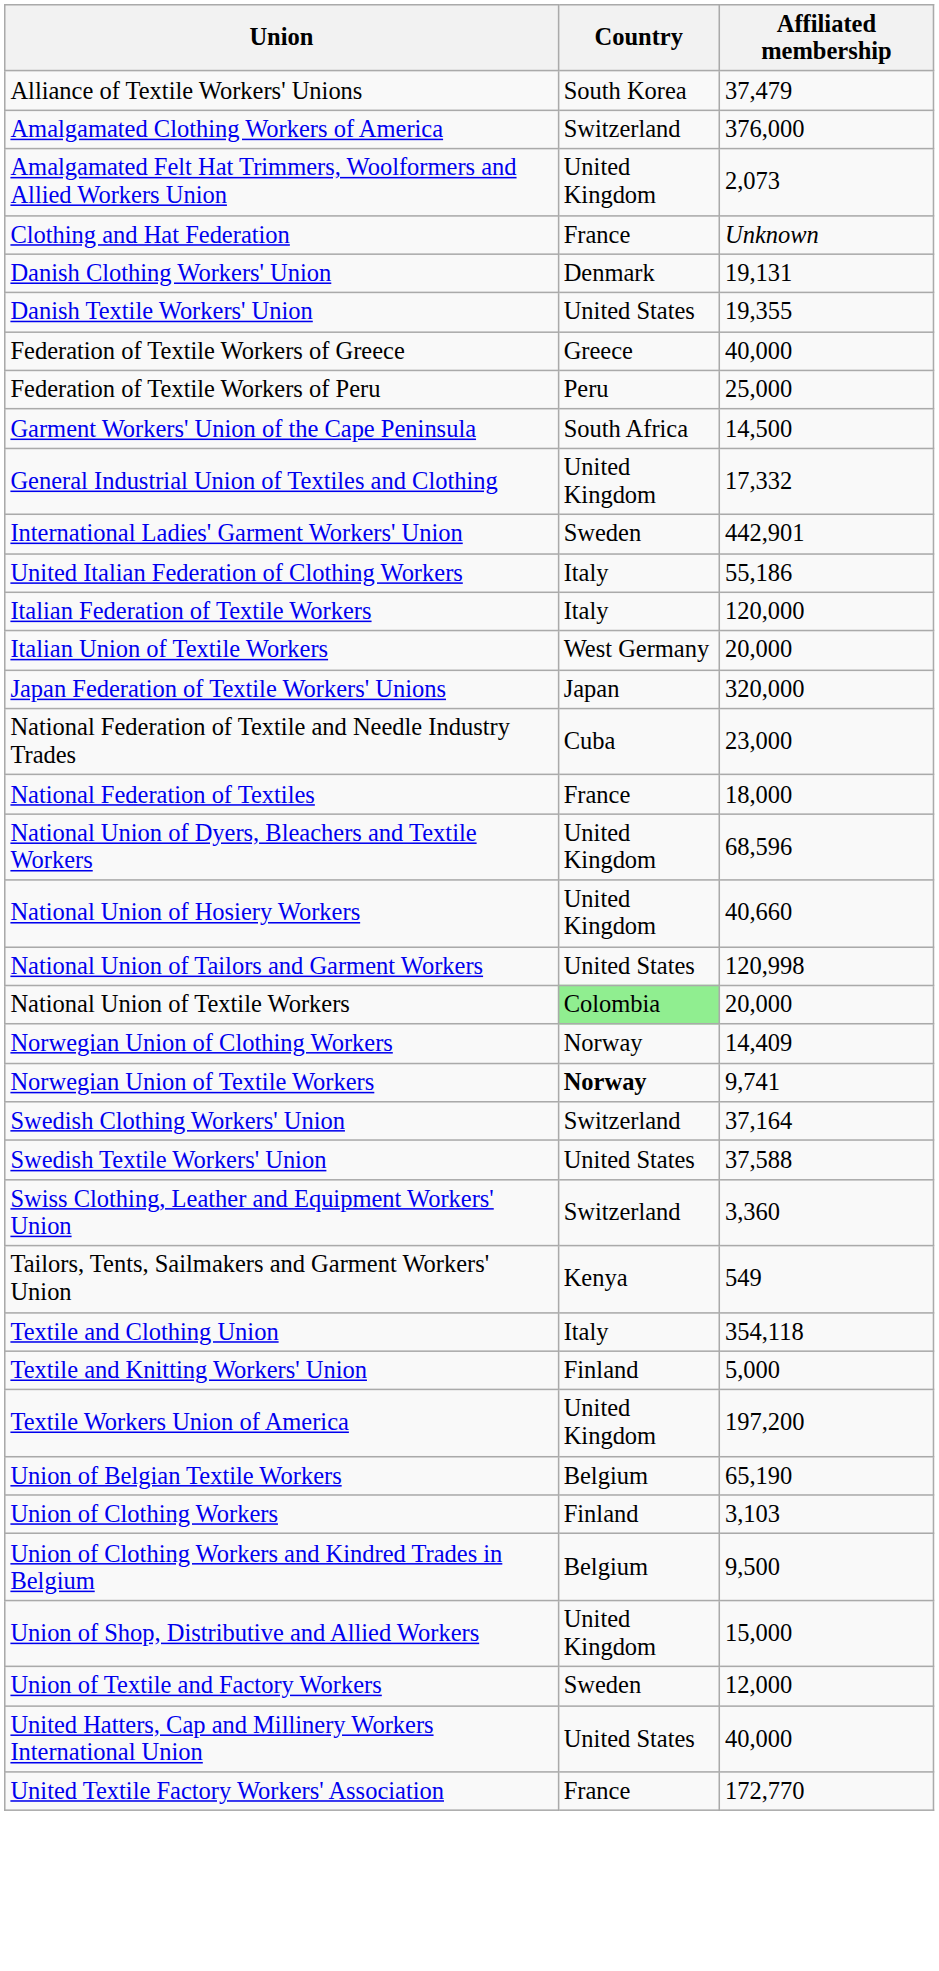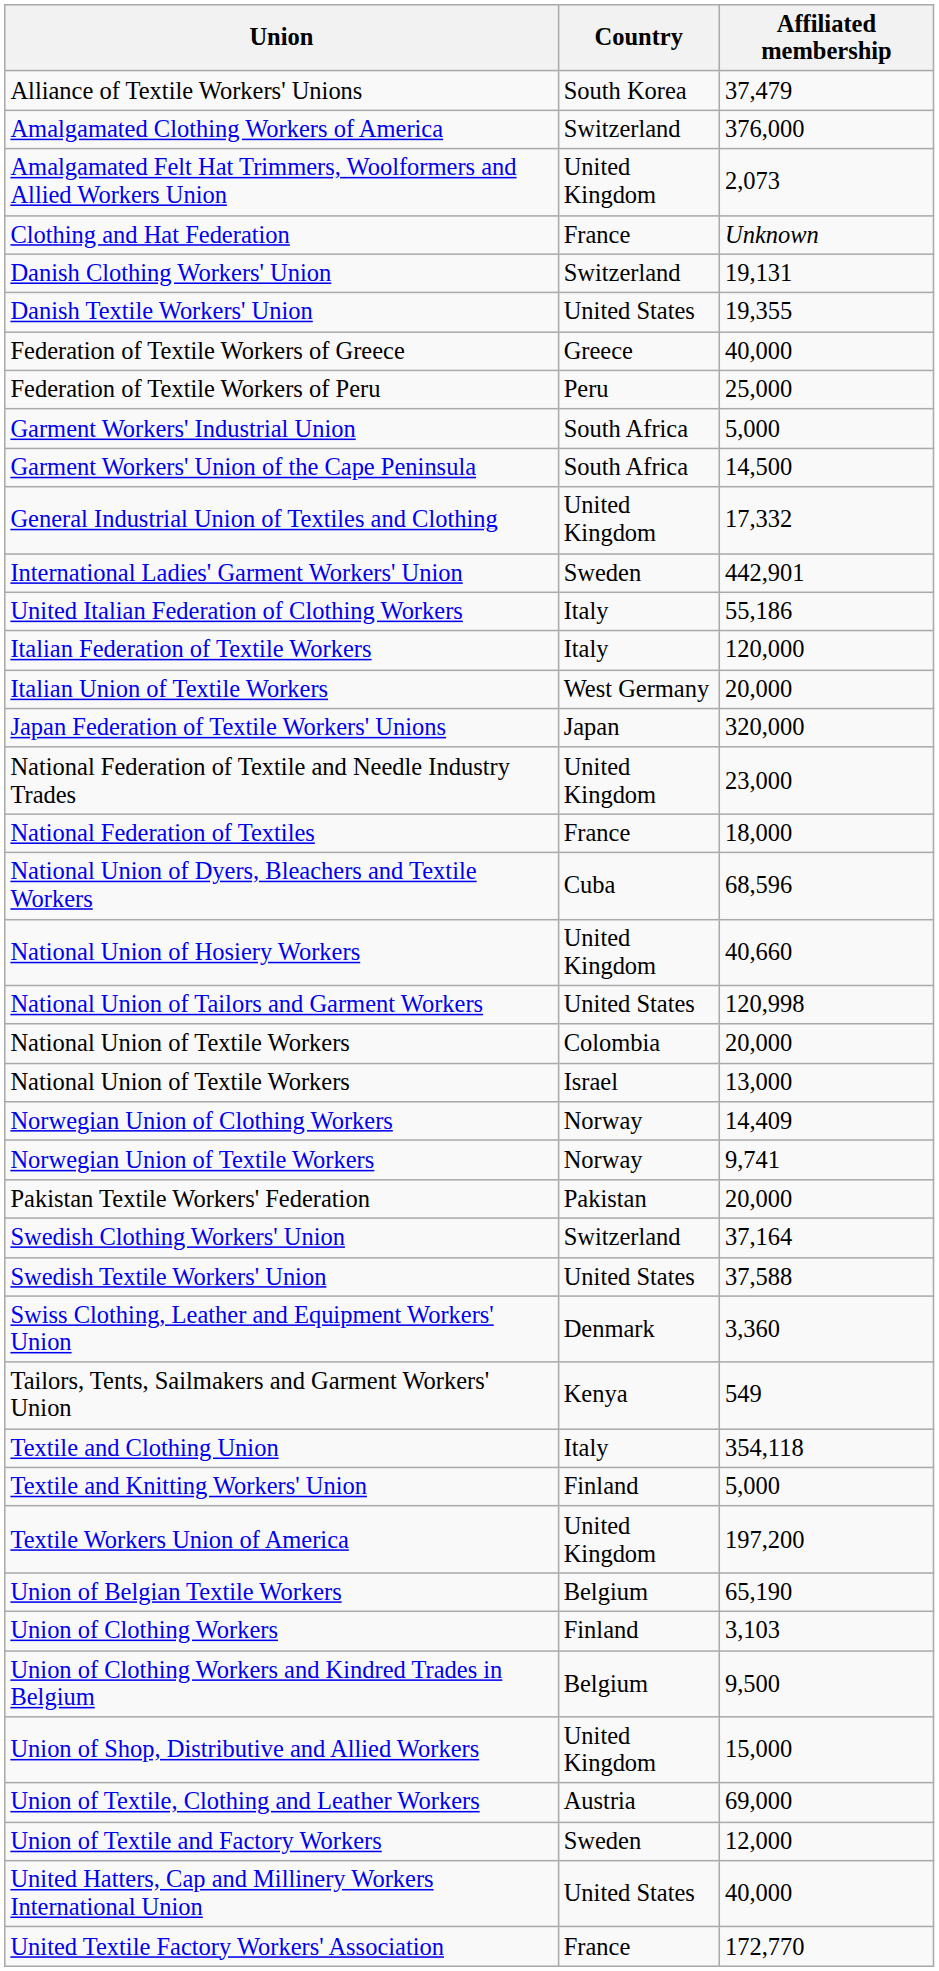(609, 273) Denmark -> (622, 273) Switzerland
+ row: (183, 428)
(590, 741) Cuba -> (610, 780) United Kingdom
(610, 846) United Kingdom -> (590, 885) Cuba
(612, 1004) lightgreen background -> (612, 1043) no background
+ row: (180, 1082)
(605, 1082) bold -> (603, 1159) normal
+ row: (190, 1198)
(622, 1212) Switzerland -> (609, 1328) Denmark
+ row: (245, 1802)
